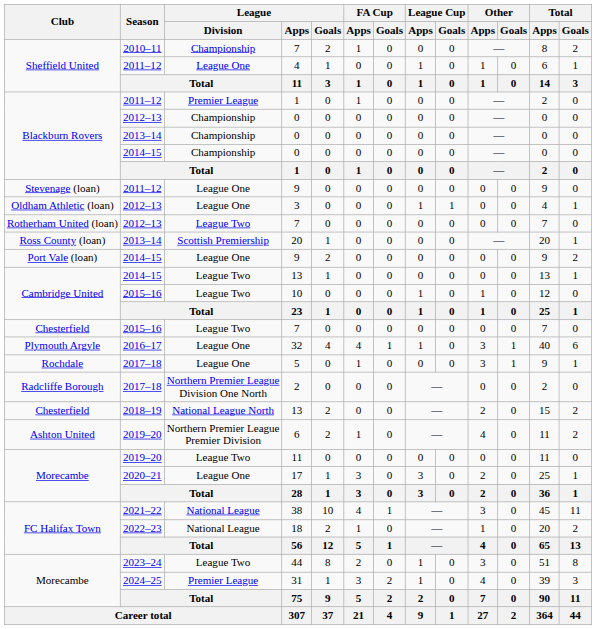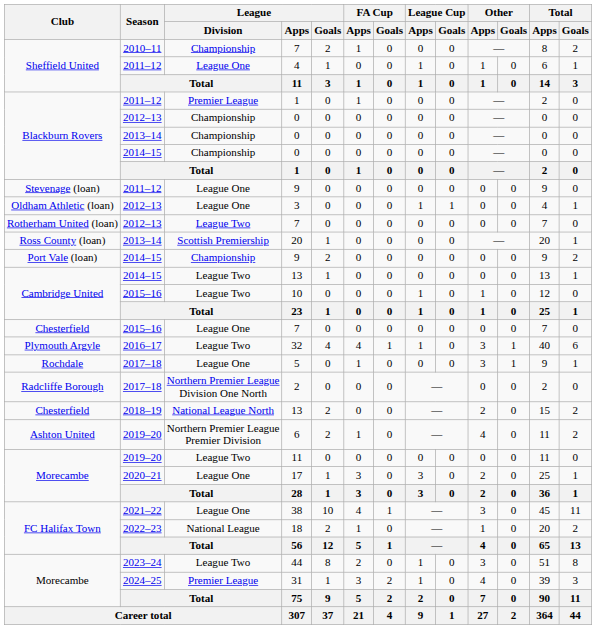(223, 258) League One -> (223, 258) Championship
(223, 328) League Two -> (223, 328) League One
(223, 345) League One -> (223, 345) League Two
(223, 510) National League -> (223, 510) League One
